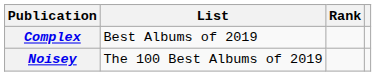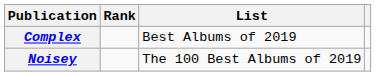columns swapped: (213, 16) <-> (345, 16)
